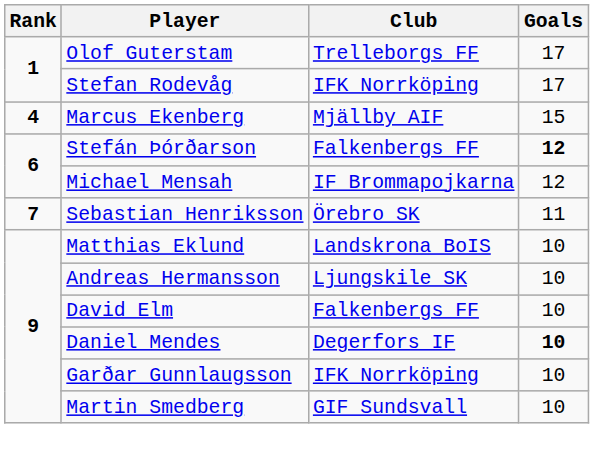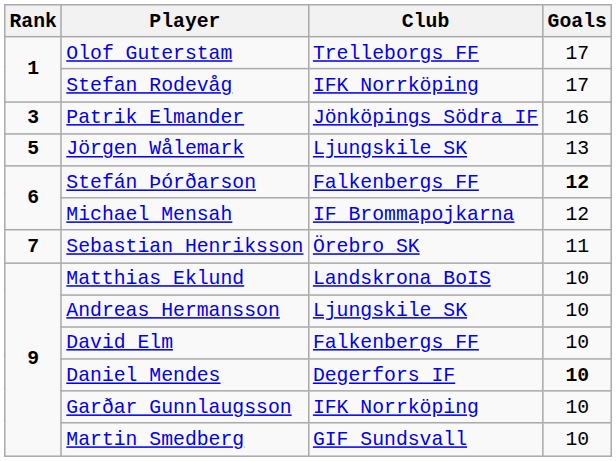+ row: (155, 117)
- row: (155, 117)
+ row: (155, 150)
